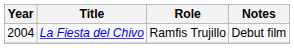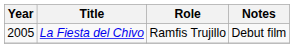(21, 33) 2004 -> (21, 33) 2005
